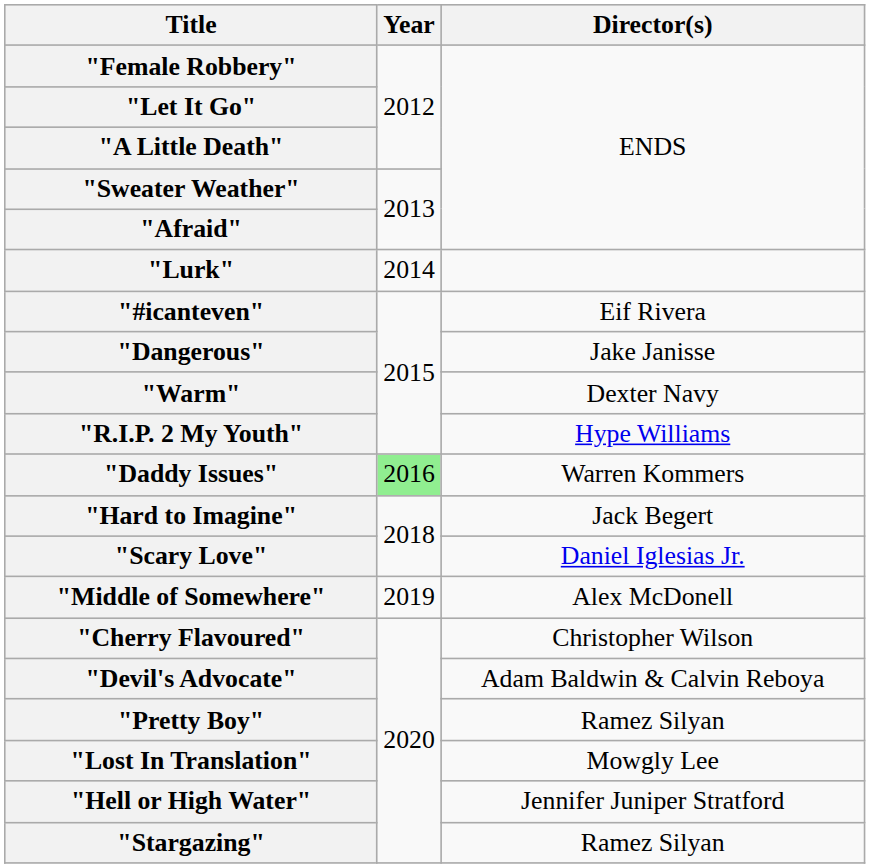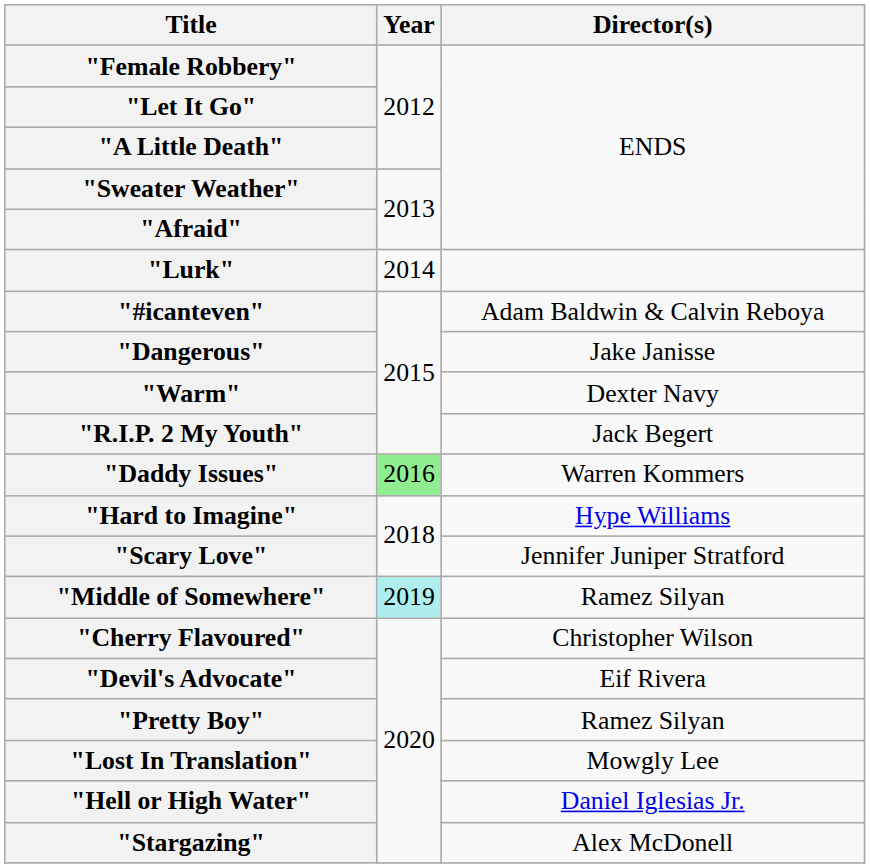(653, 310) Eif Rivera -> (653, 310) Adam Baldwin & Calvin Reboya
(653, 433) Hype Williams -> (653, 433) Jack Begert
(653, 515) Jack Begert -> (653, 515) Hype Williams
(653, 556) Daniel Iglesias Jr. -> (653, 556) Jennifer Juniper Stratford
(409, 596) no background -> (409, 596) paleturquoise background
(653, 596) Alex McDonell -> (653, 596) Ramez Silyan
(653, 678) Adam Baldwin & Calvin Reboya -> (653, 678) Eif Rivera
(653, 801) Jennifer Juniper Stratford -> (653, 801) Daniel Iglesias Jr.
(653, 842) Ramez Silyan -> (653, 842) Alex McDonell
